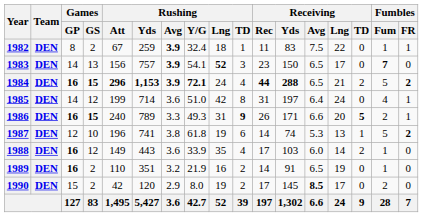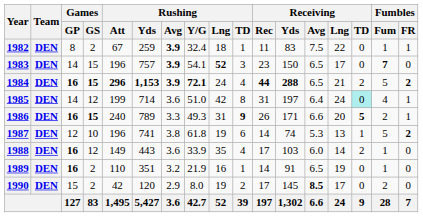(93, 64) 13 -> (93, 64) 15
(117, 64) 156 -> (117, 64) 196
(362, 99) no background -> (362, 99) paleturquoise background
(243, 168) 2 -> (243, 168) 1
